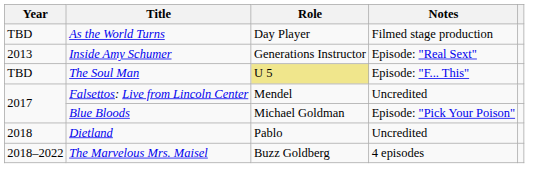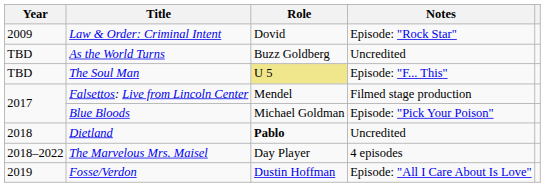+ row: (145, 34)
(282, 34) Day Player -> (292, 53) Buzz Goldberg
(432, 34) Filmed stage production -> (378, 53) Uncredited
- row: (120, 53)
(399, 93) Uncredited -> (411, 93) Filmed stage production
(268, 133) normal -> (269, 133) bold
(292, 152) Buzz Goldberg -> (282, 152) Day Player
+ row: (103, 172)
